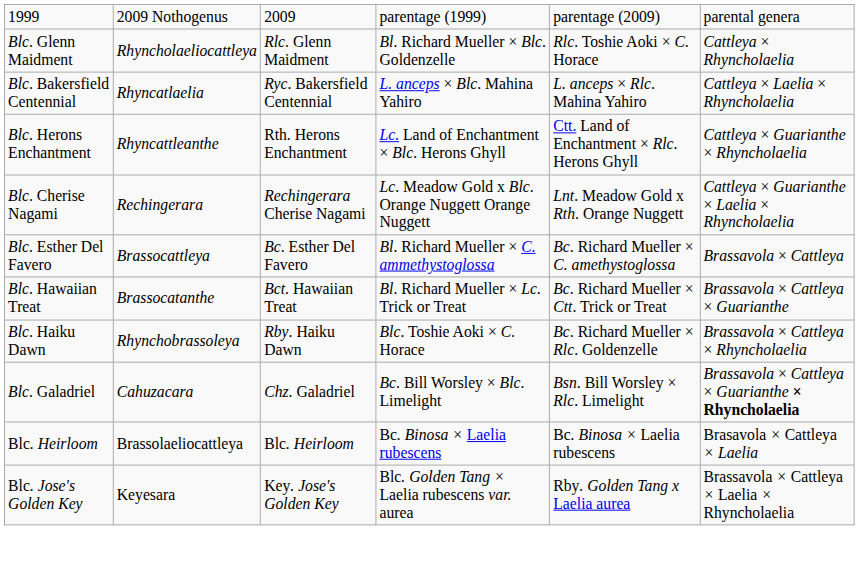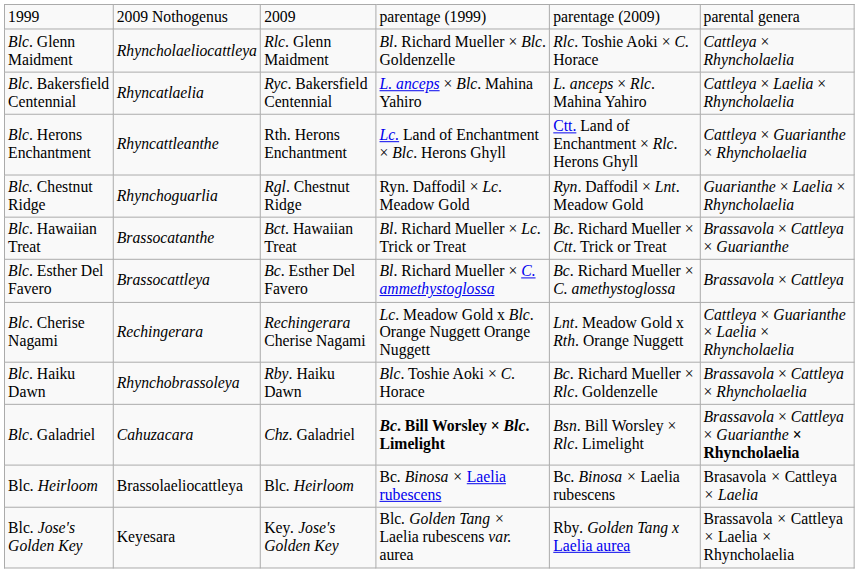+ row: (50, 195)
rows swapped: (46, 204) <-> (53, 298)
(452, 392) normal -> (454, 434) bold
